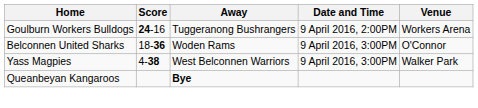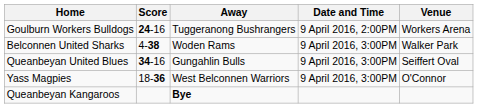(152, 45) 18-36 -> (149, 45) 4-38
(424, 45) O'Connor -> (430, 45) Walker Park
+ row: (67, 62)
(149, 62) 4-38 -> (152, 78) 18-36
(430, 62) Walker Park -> (424, 78) O'Connor
